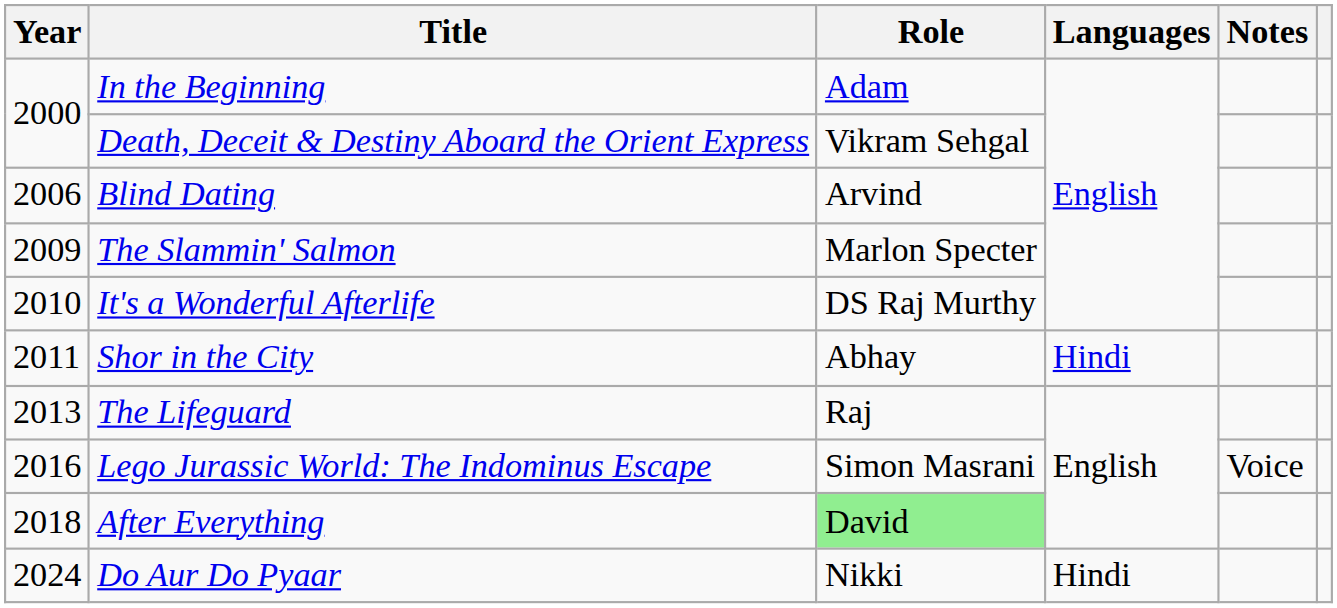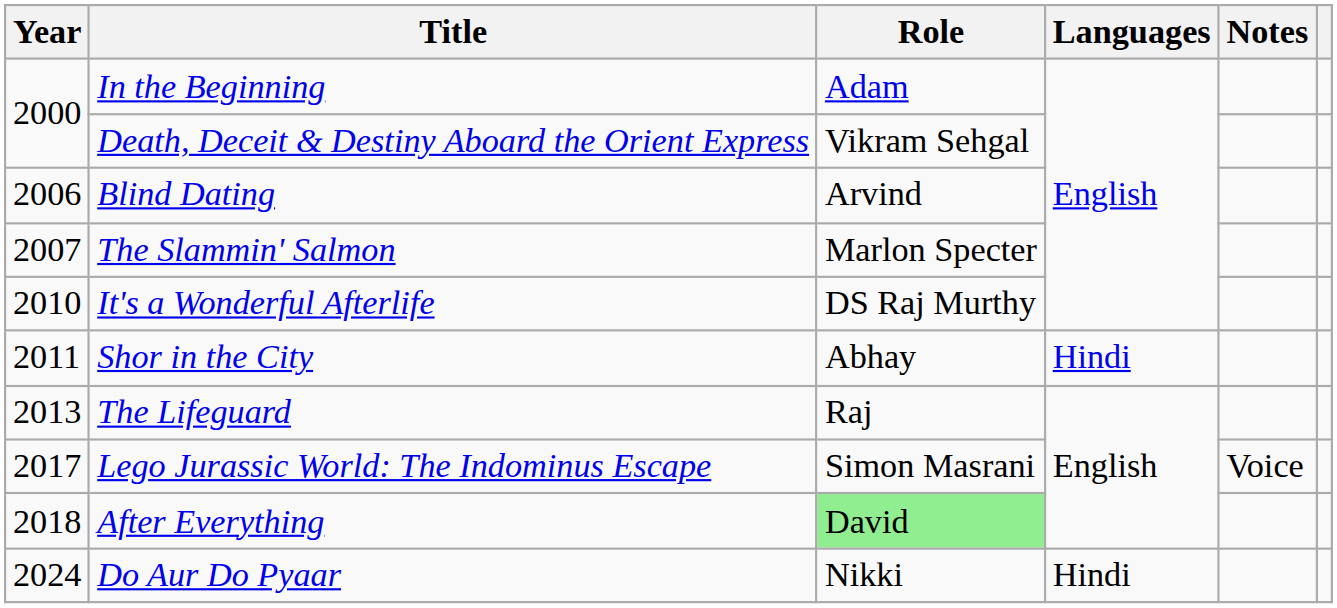(47, 248) 2009 -> (47, 248) 2007
(47, 466) 2016 -> (47, 466) 2017
